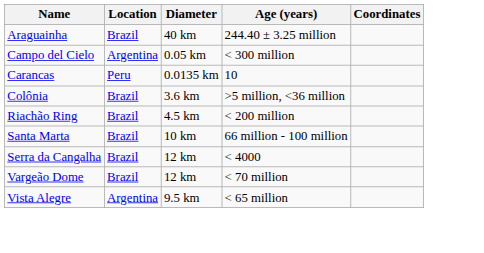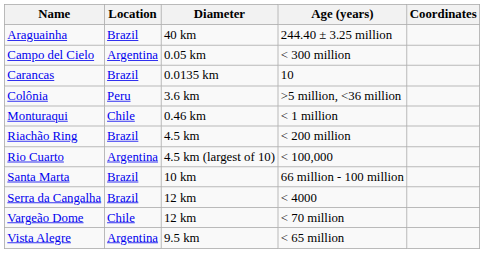(119, 75) Peru -> (123, 75) Brazil
(123, 95) Brazil -> (119, 95) Peru
+ row: (38, 116)
+ row: (36, 156)
(123, 177) Brazil -> (121, 217) Chile
